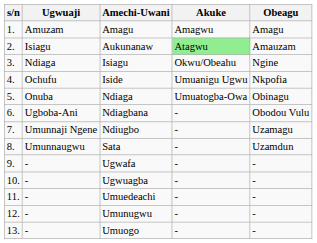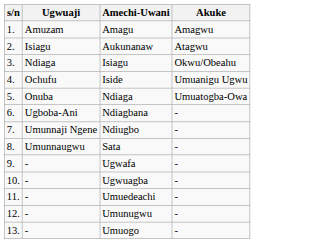- column: (281, 12)
(191, 46) lightgreen background -> (191, 46) no background
